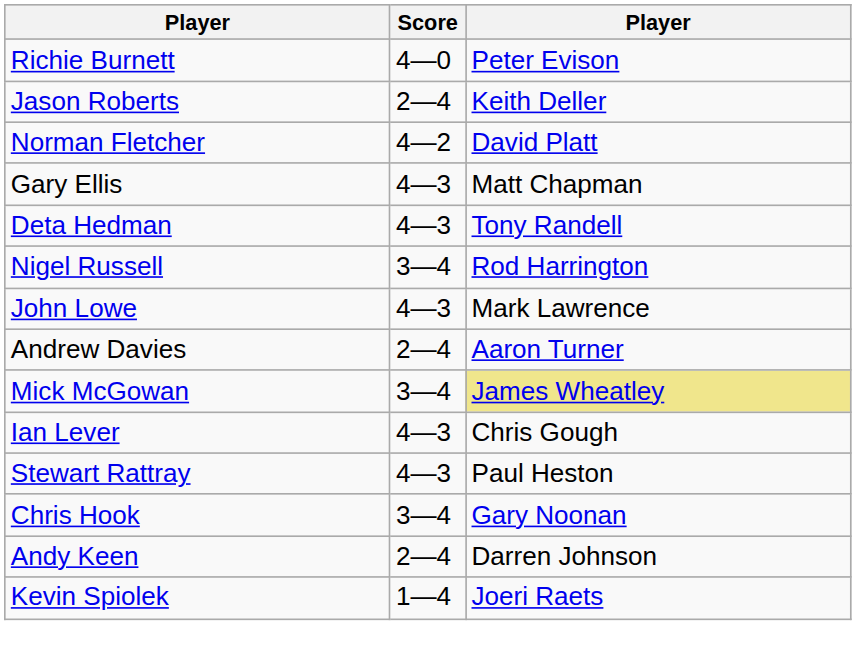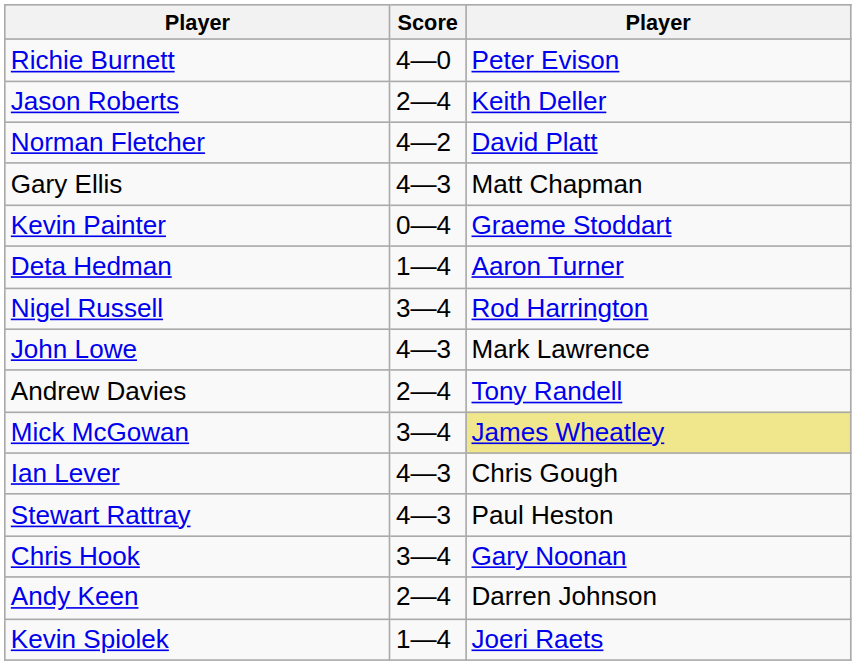+ row: (88, 225)
(424, 225) 4—3 -> (424, 266) 1—4
(547, 225) Tony Randell -> (548, 266) Aaron Turner
(548, 349) Aaron Turner -> (547, 390) Tony Randell
